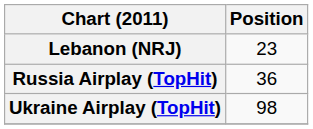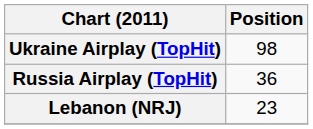rows swapped: (115, 49) <-> (115, 108)
